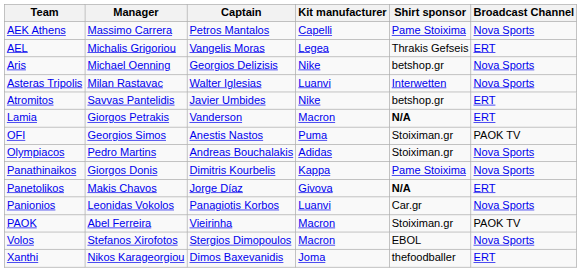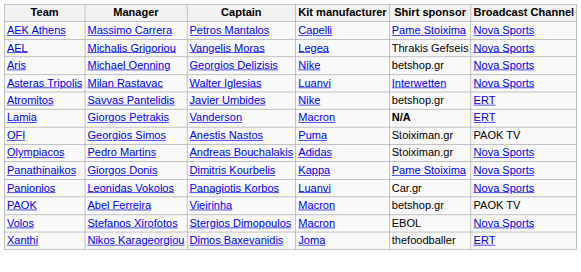(484, 48) ERT -> (504, 48) Nova Sports
- row: (35, 188)
(422, 223) Stoiximan.gr -> (418, 205) betshop.gr
